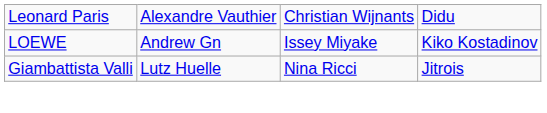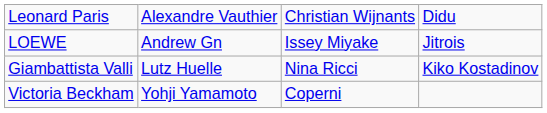(480, 42) Kiko Kostadinov -> (444, 42) Jitrois
(443, 68) Jitrois -> (480, 68) Kiko Kostadinov
+ row: (71, 94)
